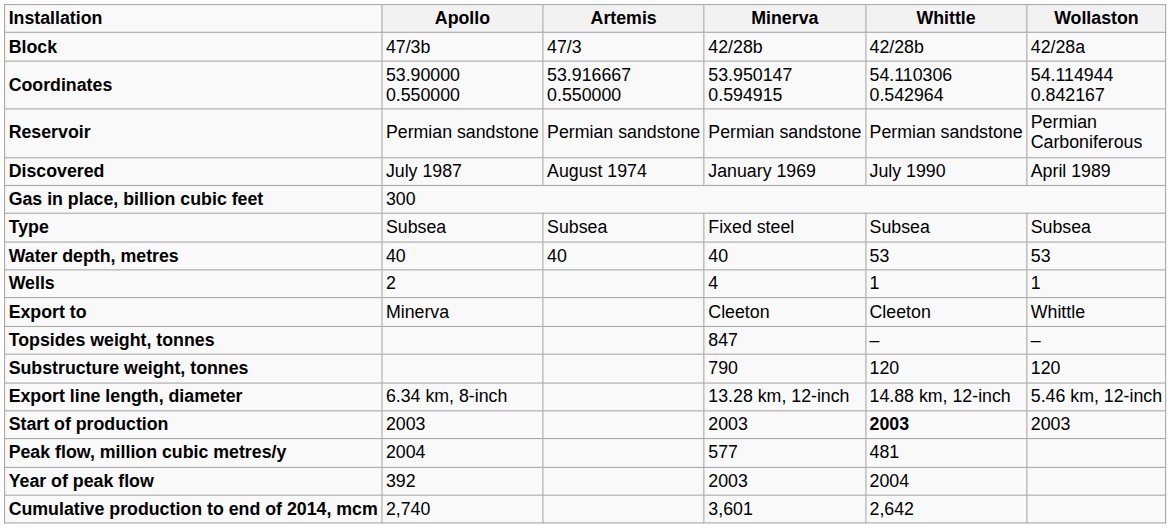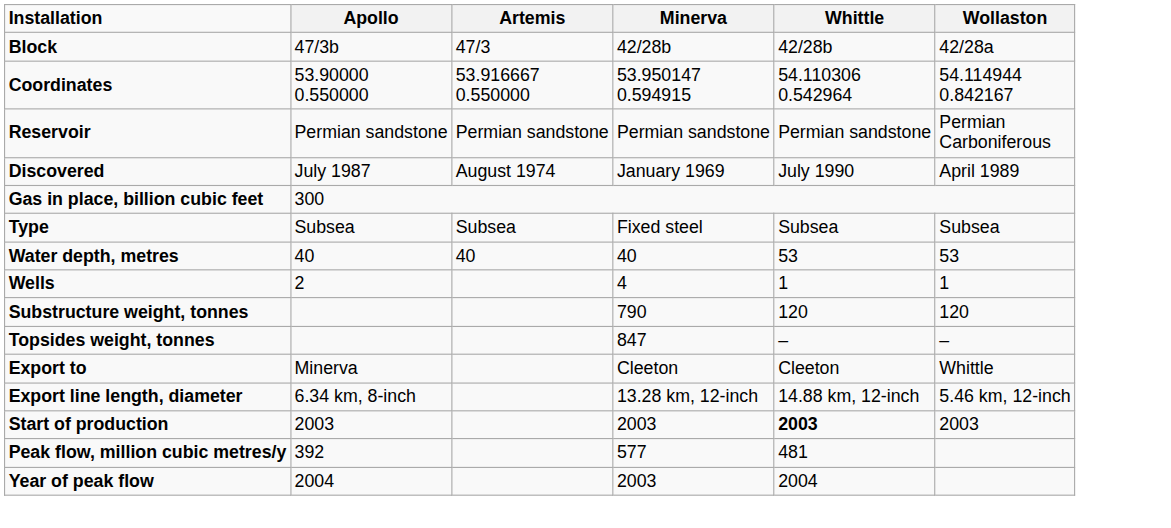rows swapped: (129, 368) <-> (48, 312)
(406, 452) 2004 -> (309, 452) 392
(401, 481) 392 -> (314, 481) 2004
- row: (193, 509)
